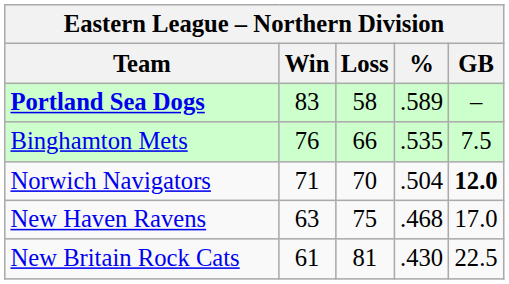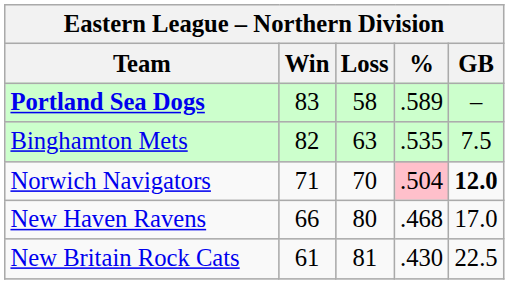(307, 141) 76 -> (307, 141) 82
(365, 141) 66 -> (365, 141) 63
(422, 180) no background -> (422, 180) pink background
(307, 219) 63 -> (307, 219) 66
(365, 219) 75 -> (365, 219) 80
